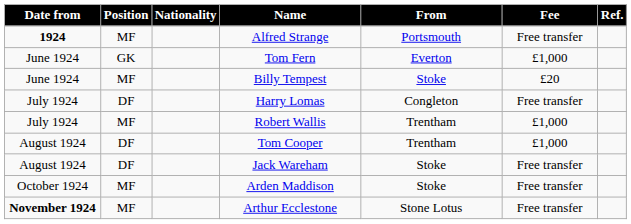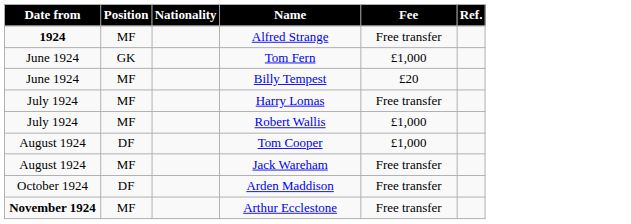- column: (431, 15)
(126, 101) DF -> (126, 101) MF
(126, 165) DF -> (126, 165) MF
(126, 186) MF -> (126, 186) DF
